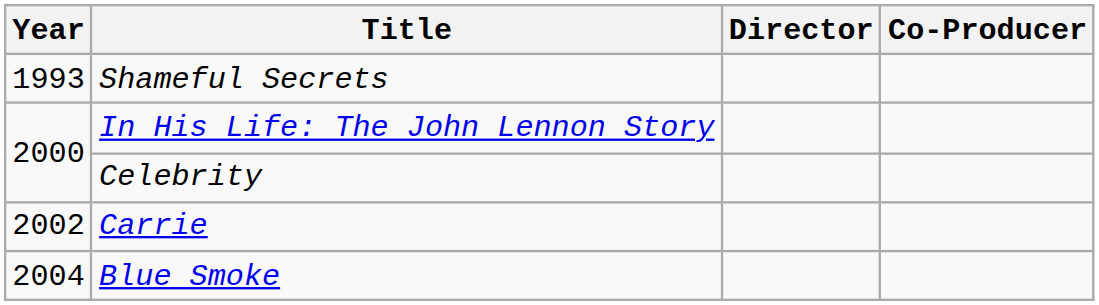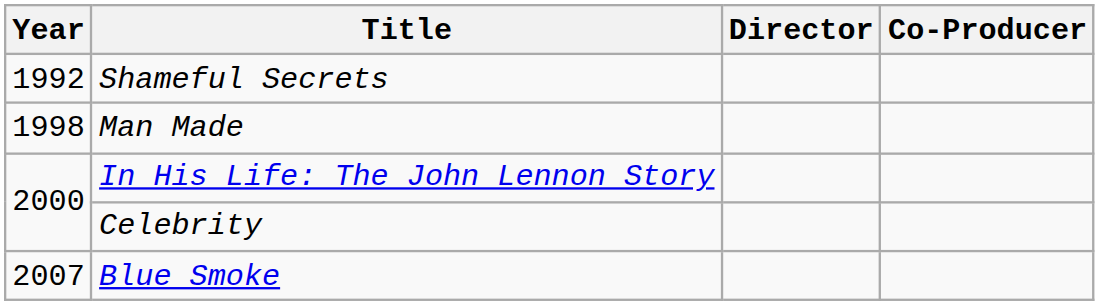(49, 79) 1993 -> (49, 79) 1992
+ row: (172, 128)
- row: (153, 226)
(49, 276) 2004 -> (49, 276) 2007
